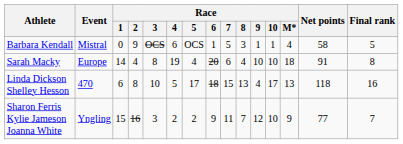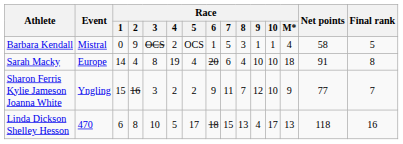(174, 45) 6 -> (174, 45) 2
rows swapped: (38, 84) <-> (37, 119)
